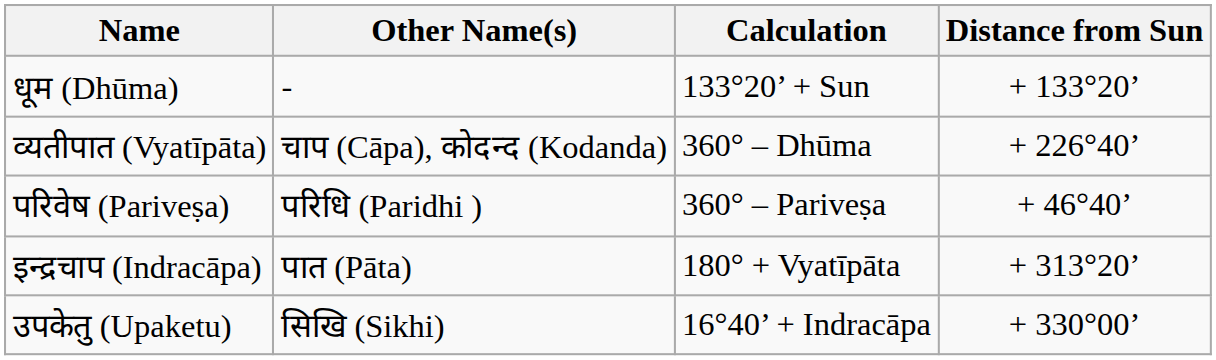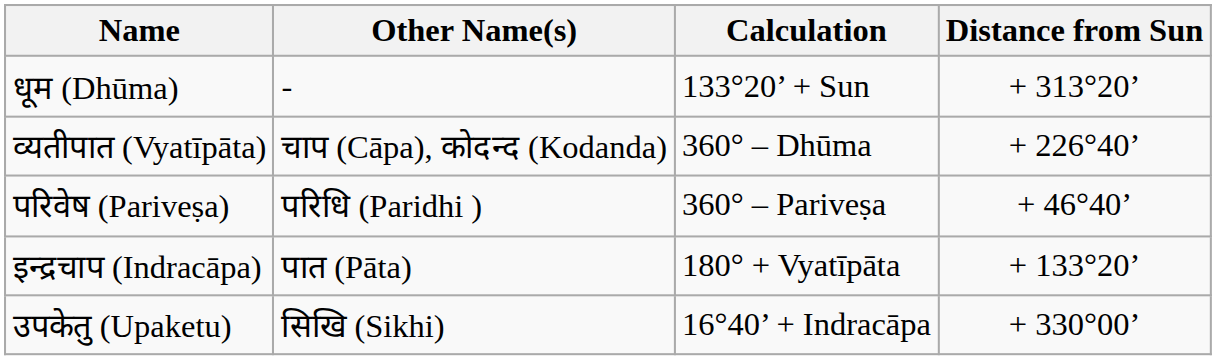(1075, 85) + 133°20’ -> (1075, 85) + 313°20’
(1075, 264) + 313°20’ -> (1075, 264) + 133°20’
